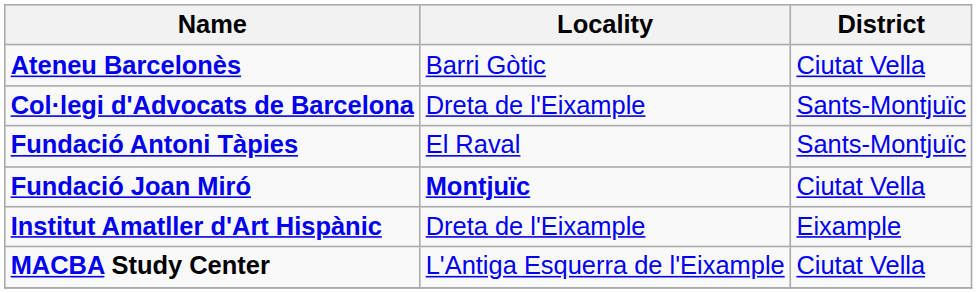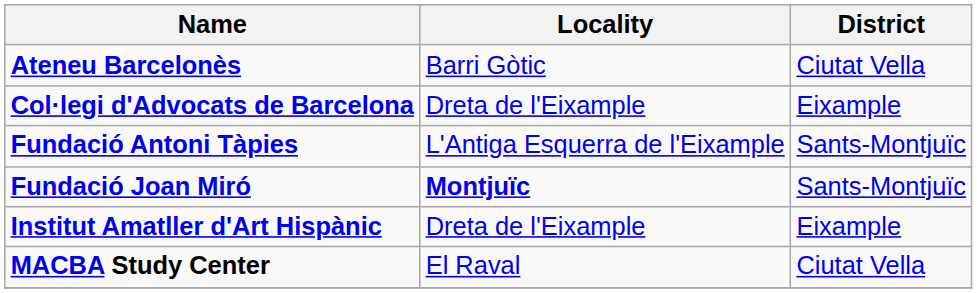(881, 105) Sants-Montjuïc -> (849, 105) Eixample
(473, 145) El Raval -> (605, 145) L'Antiga Esquerra de l'Eixample
(861, 186) Ciutat Vella -> (881, 186) Sants-Montjuïc
(605, 266) L'Antiga Esquerra de l'Eixample -> (473, 266) El Raval
